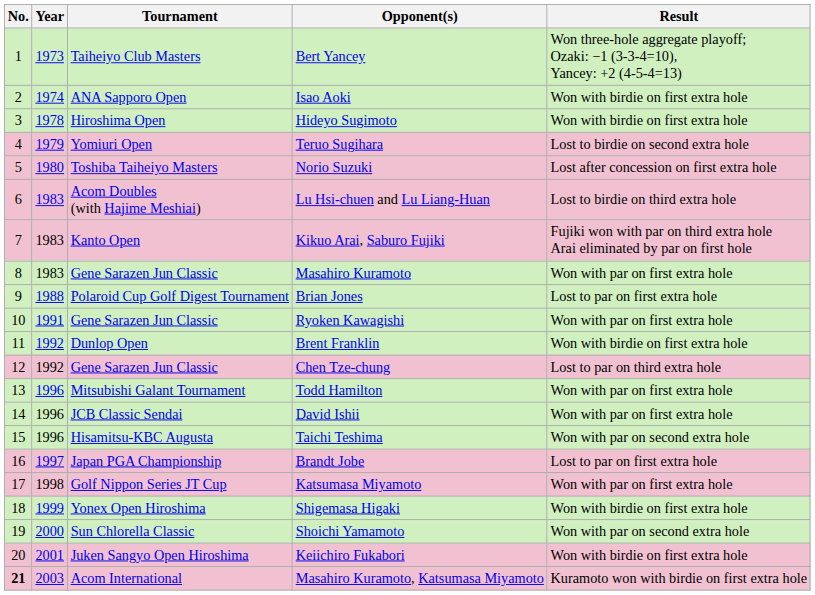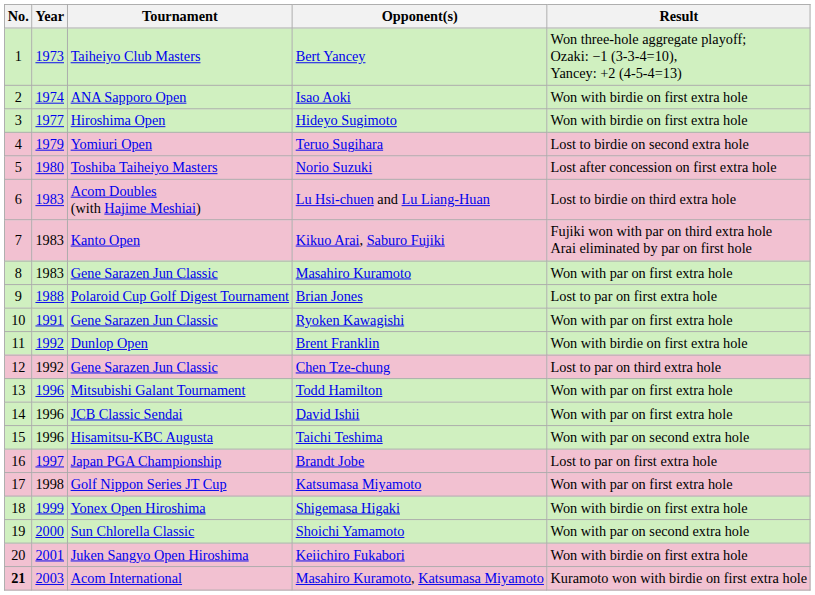(50, 120) 1978 -> (50, 120) 1977
